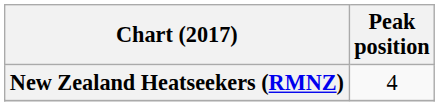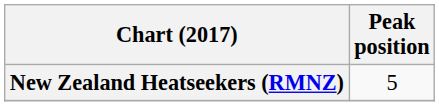(392, 82) 4 -> (392, 82) 5
